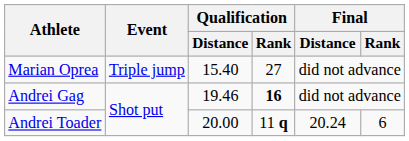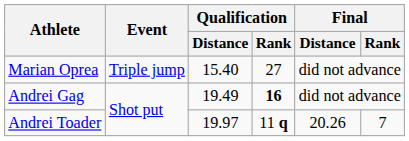(220, 96) 19.46 -> (220, 96) 19.49
(220, 123) 20.00 -> (220, 123) 19.97
(328, 123) 20.24 -> (328, 123) 20.26
(382, 123) 6 -> (382, 123) 7
